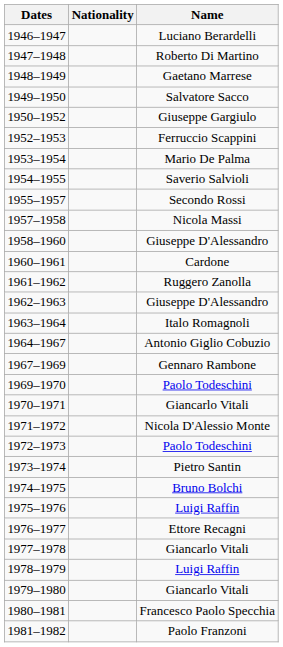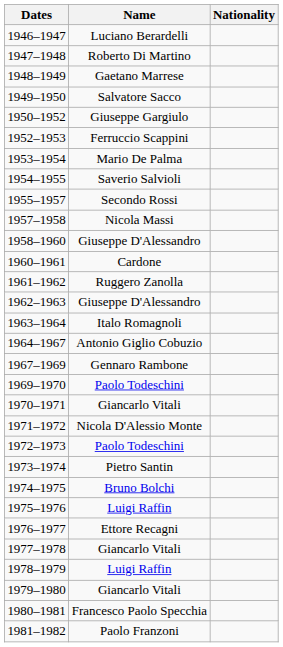columns swapped: (207, 14) <-> (103, 14)
